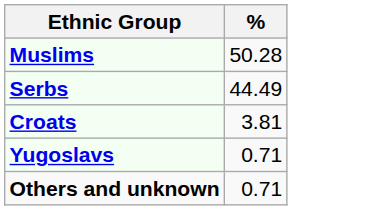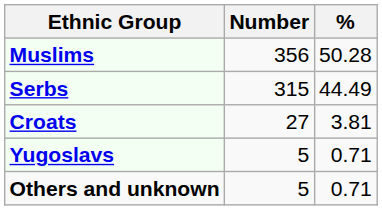+ column: (269, 22)
